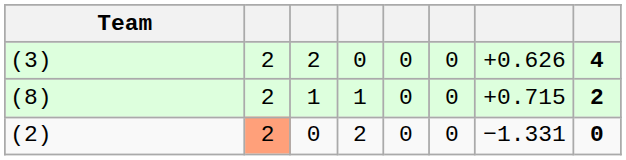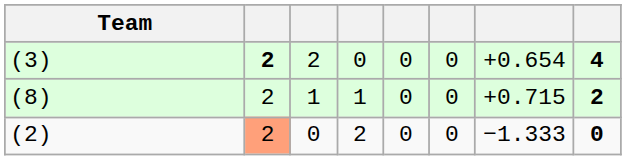(268, 61) normal -> (268, 61) bold
(524, 61) +0.626 -> (524, 61) +0.654
(524, 135) −1.331 -> (524, 135) −1.333
